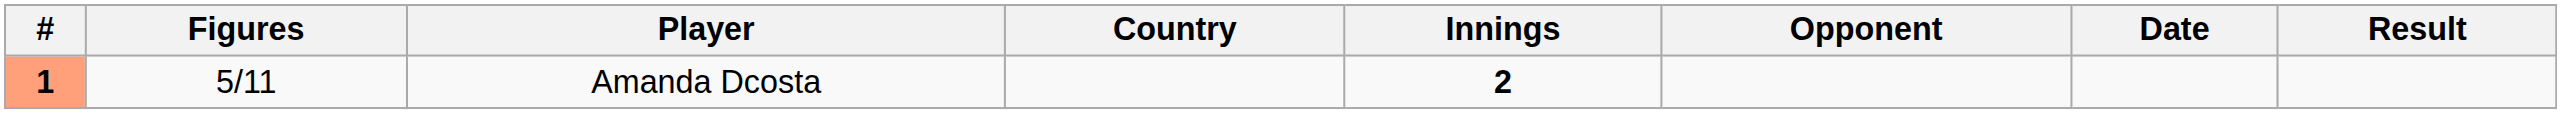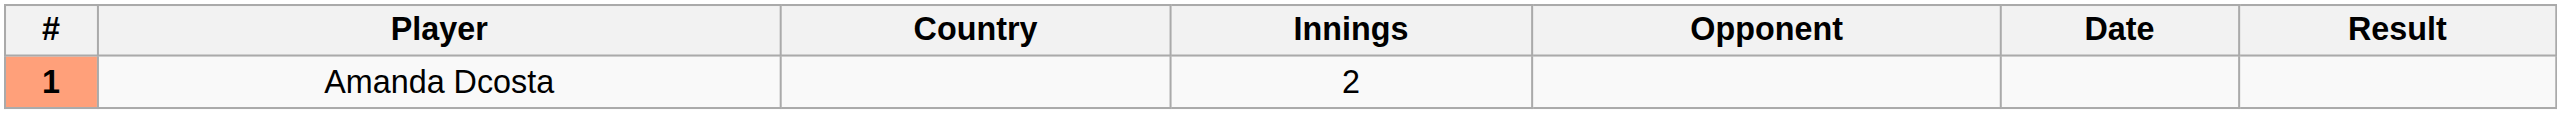- column: (246, 30)
(1503, 81) bold -> (1351, 81) normal
